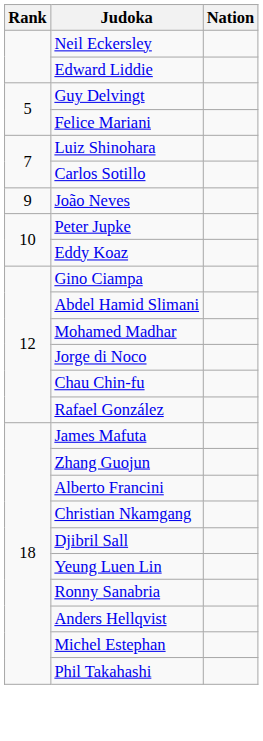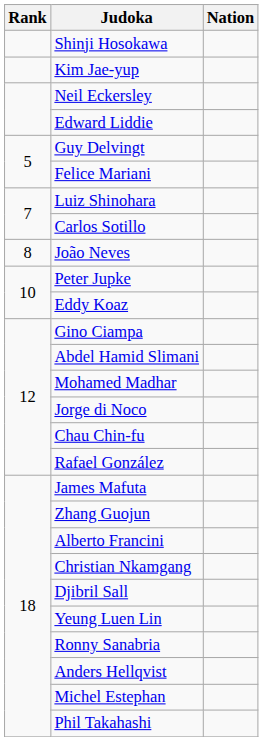+ row: (111, 43)
+ row: (97, 69)
(28, 200) 9 -> (28, 252) 8
